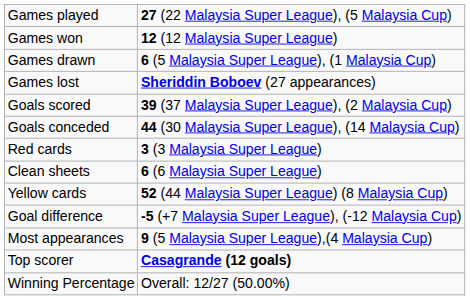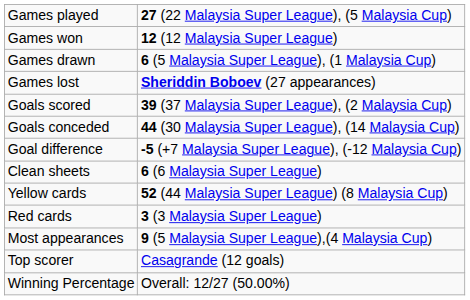rows swapped: (55, 216) <-> (40, 149)
(216, 261) bold -> (213, 261) normal
